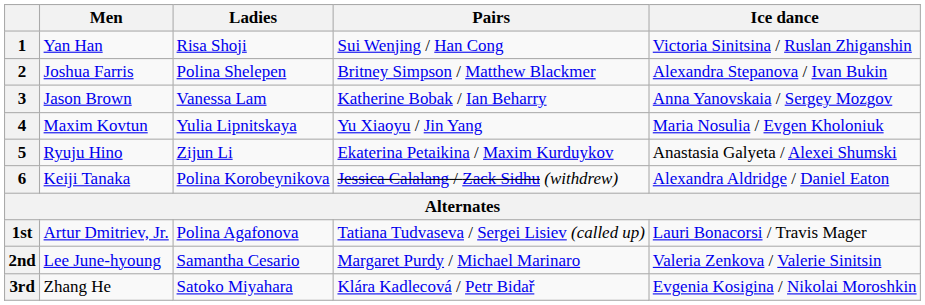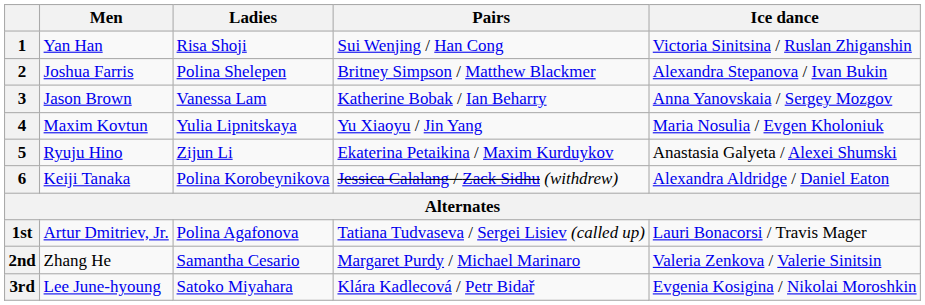(102, 260) Lee June-hyoung -> (77, 260) Zhang He
(77, 286) Zhang He -> (102, 286) Lee June-hyoung
